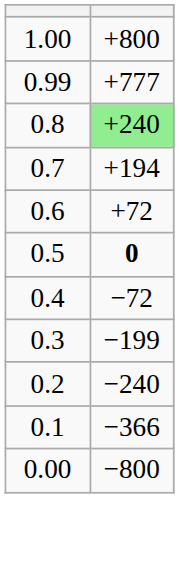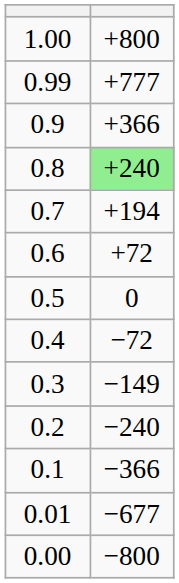+ row: (48, 124)
(132, 254) bold -> (132, 297) normal
(132, 340) −199 -> (132, 383) −149
+ row: (48, 513)
